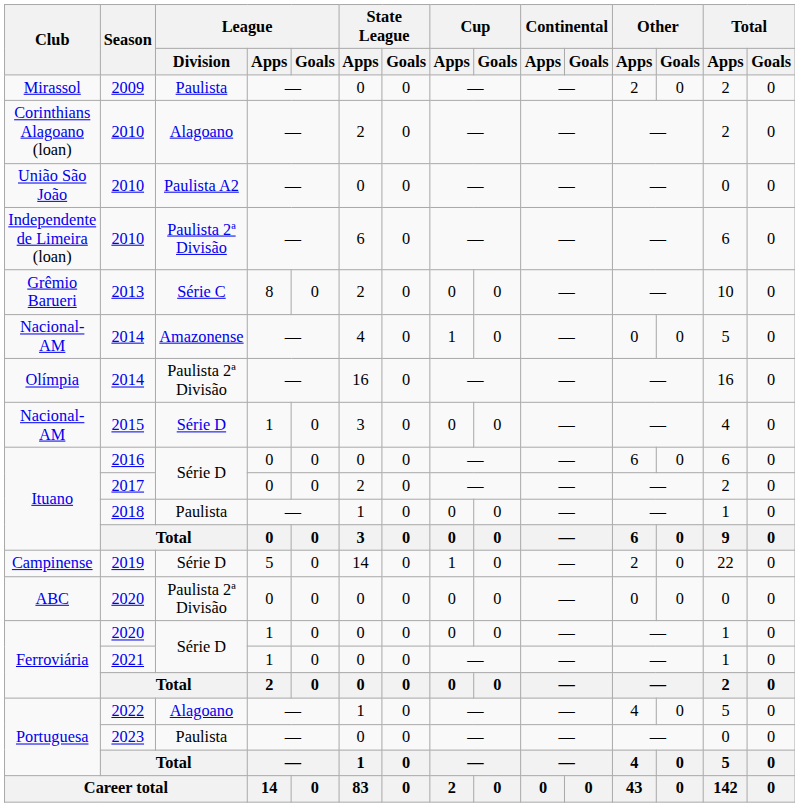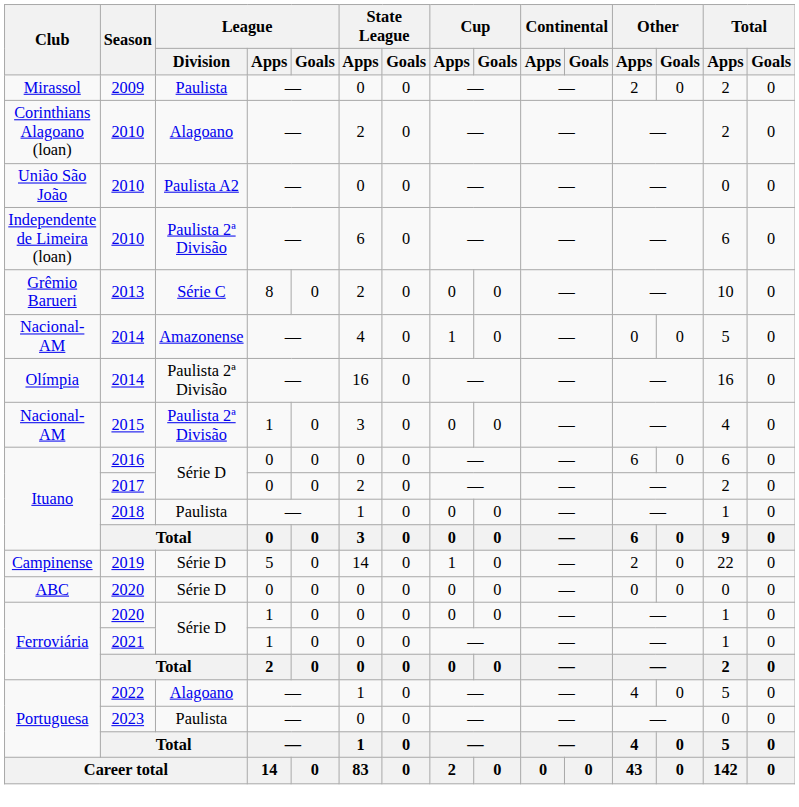(201, 424) Série D -> (201, 424) Paulista 2ª Divisão
(201, 598) Paulista 2ª Divisão -> (201, 589) Série D
